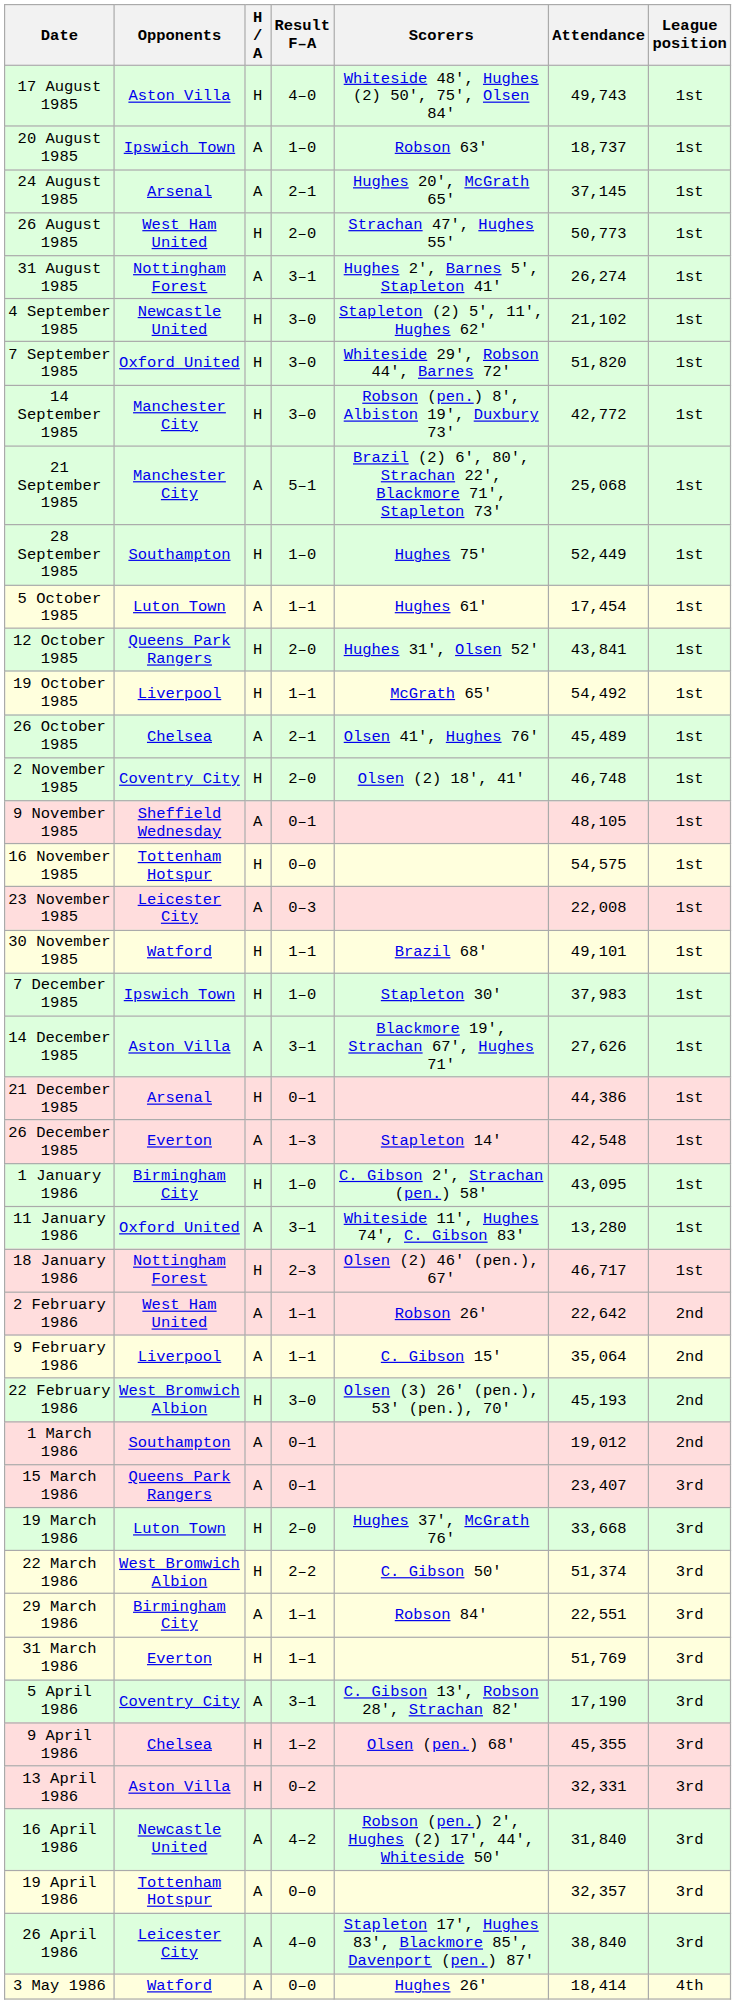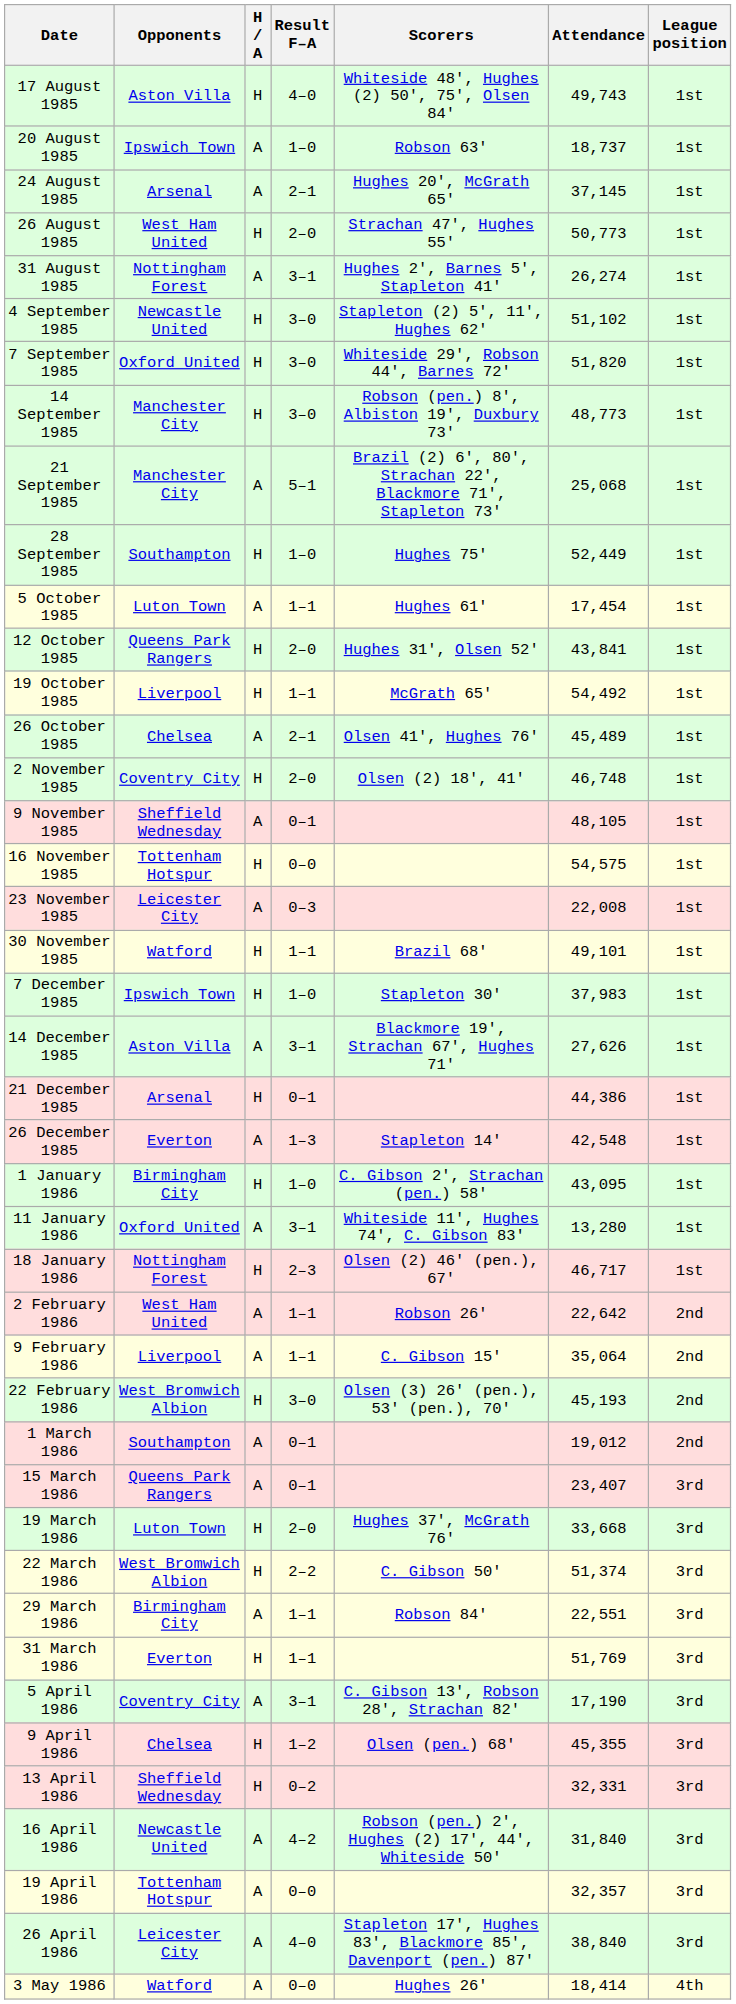(599, 320) 21,102 -> (599, 320) 51,102
(599, 415) 42,772 -> (599, 415) 48,773
(179, 1787) Aston Villa -> (179, 1787) Sheffield Wednesday
